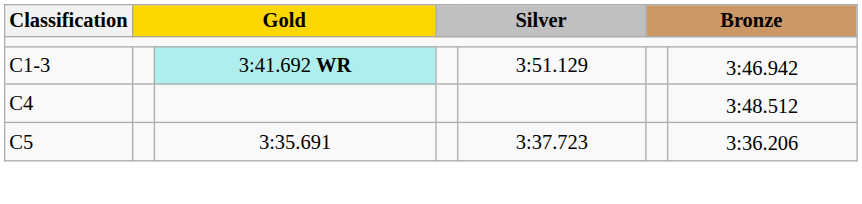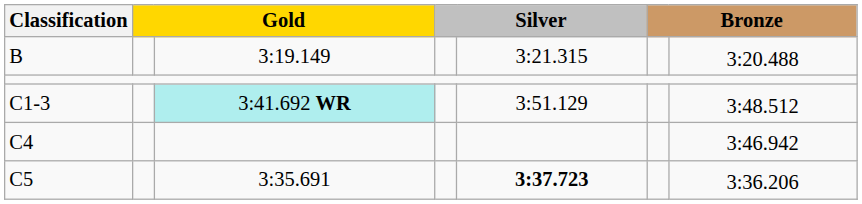+ row: (16, 55)
(762, 68) 3:46.942 -> (763, 106) 3:48.512
(762, 106) 3:48.512 -> (763, 144) 3:46.942
(552, 141) normal -> (552, 179) bold
